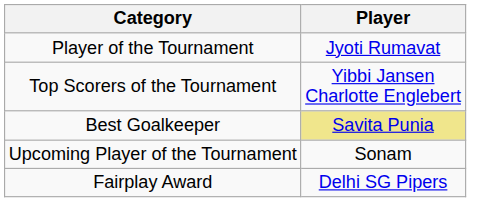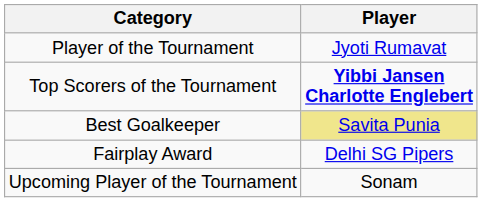(383, 86) normal -> (389, 86) bold
rows swapped: (153, 153) <-> (153, 182)
